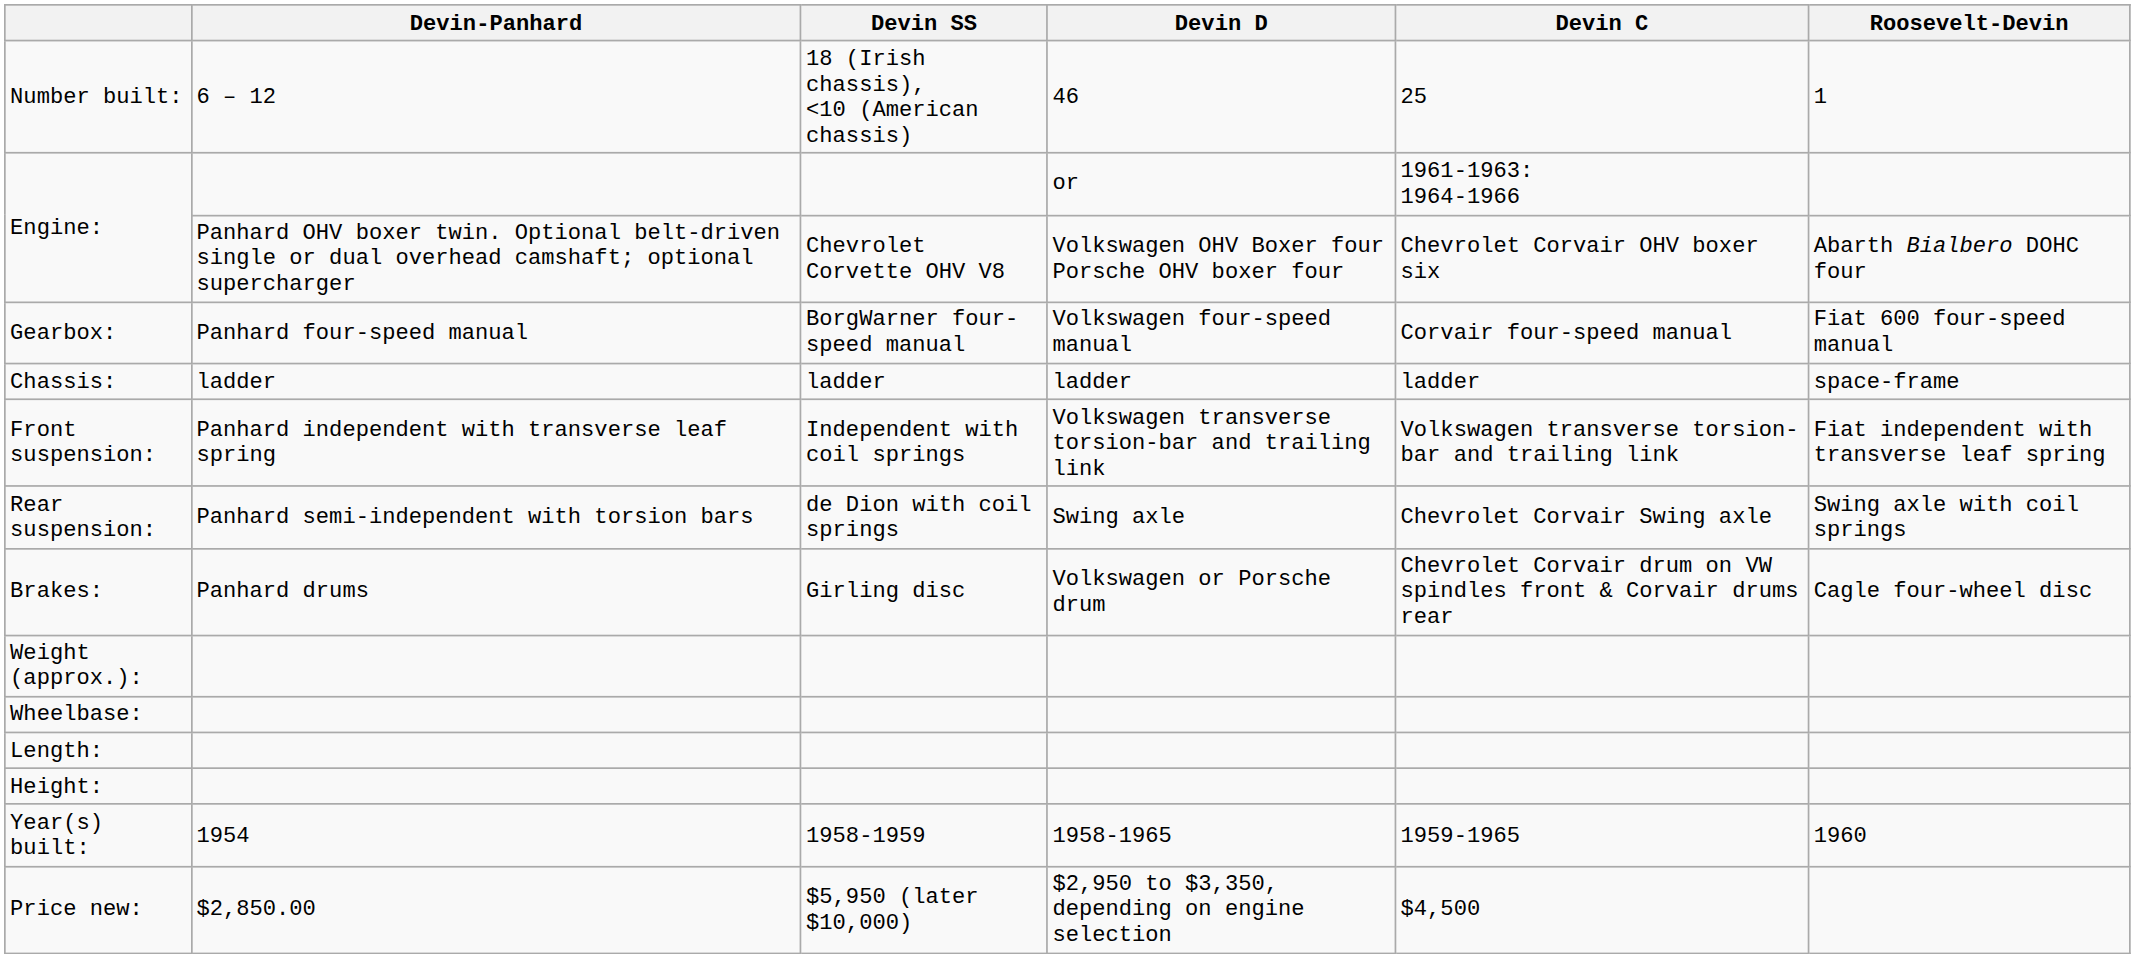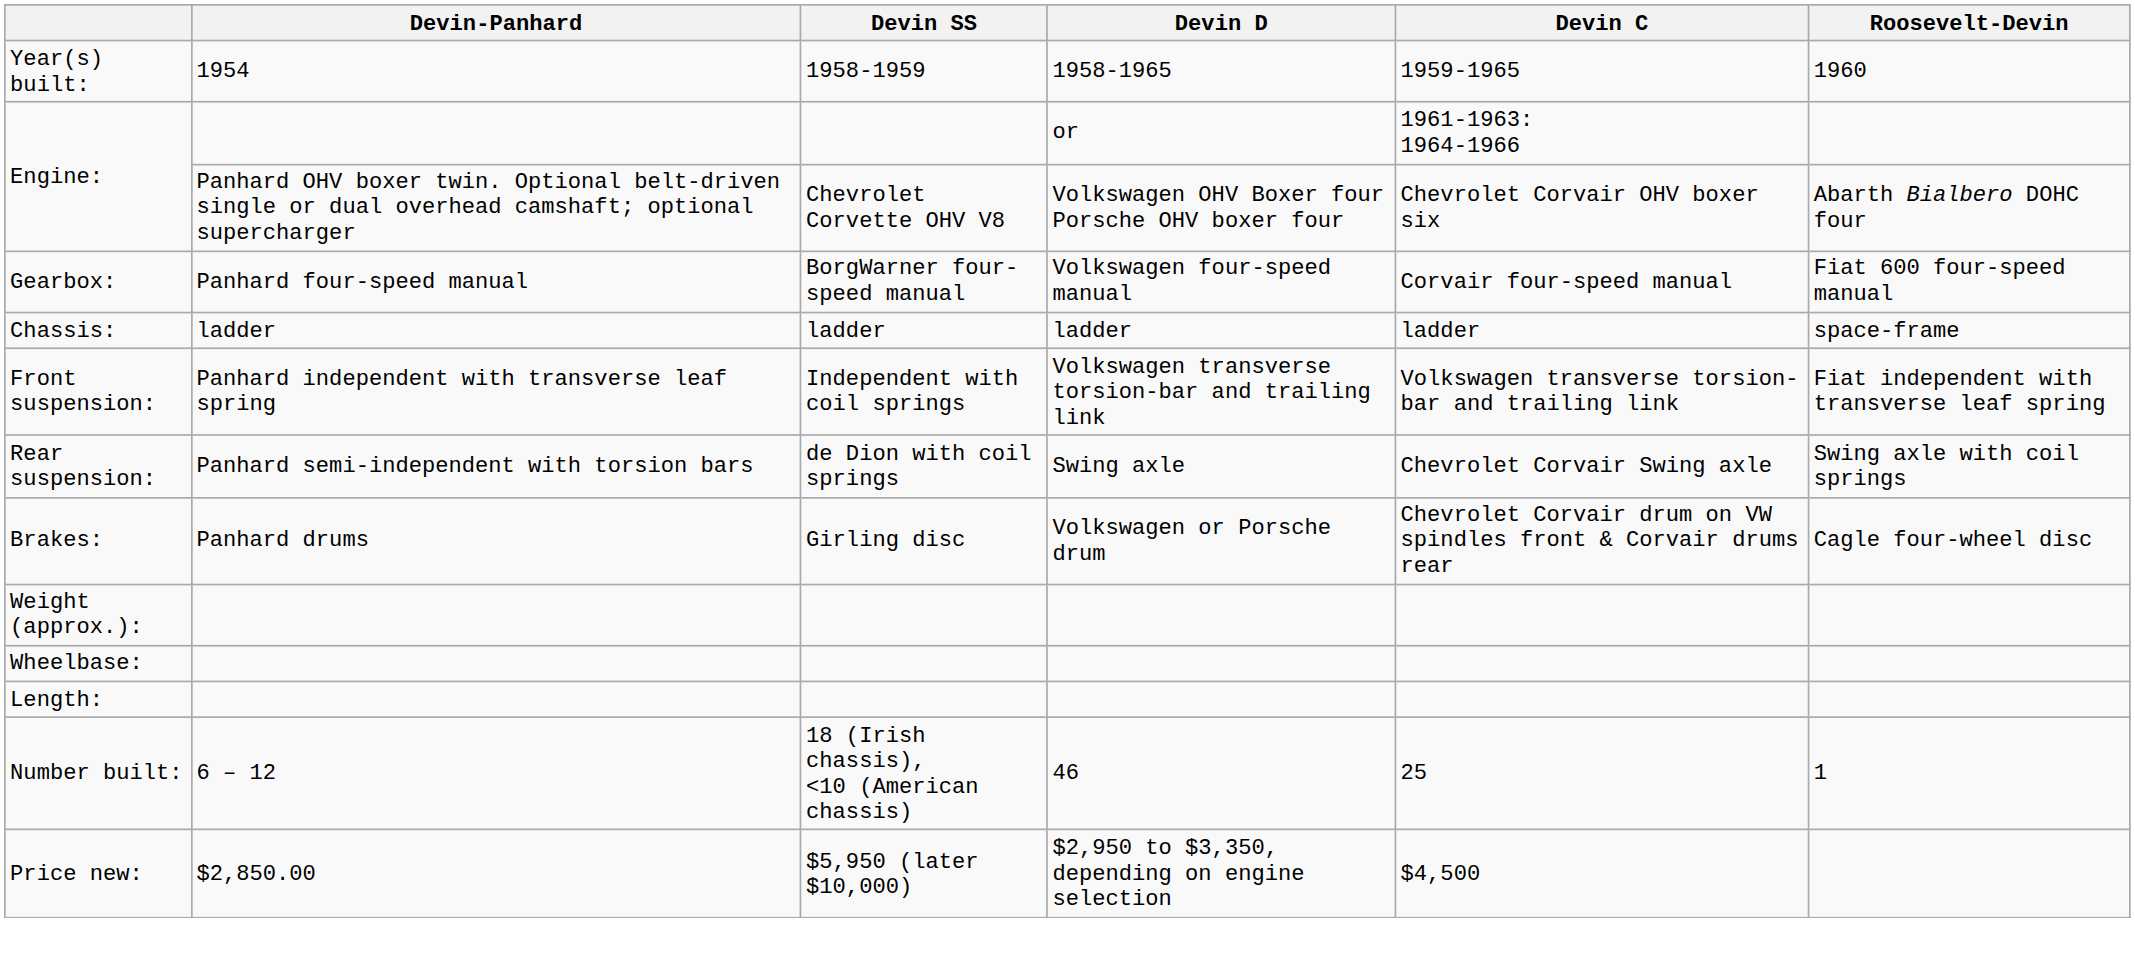rows swapped: (57, 835) <-> (96, 97)
- row: (57, 787)
